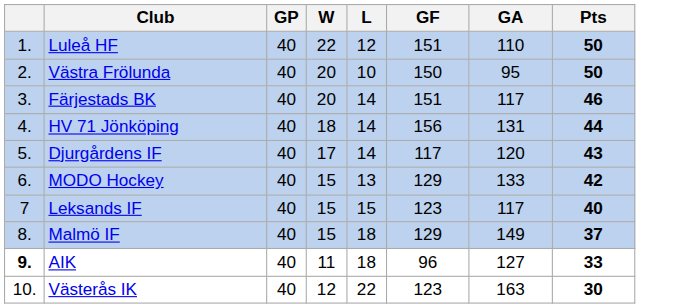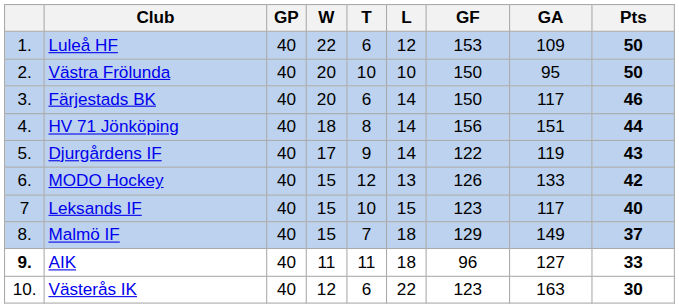+ column: (366, 18)
(428, 45) 151 -> (468, 45) 153
(511, 45) 110 -> (551, 45) 109
(428, 99) 151 -> (468, 99) 150
(511, 126) 131 -> (551, 126) 151
(428, 153) 117 -> (468, 153) 122
(511, 153) 120 -> (551, 153) 119
(428, 180) 129 -> (468, 180) 126
